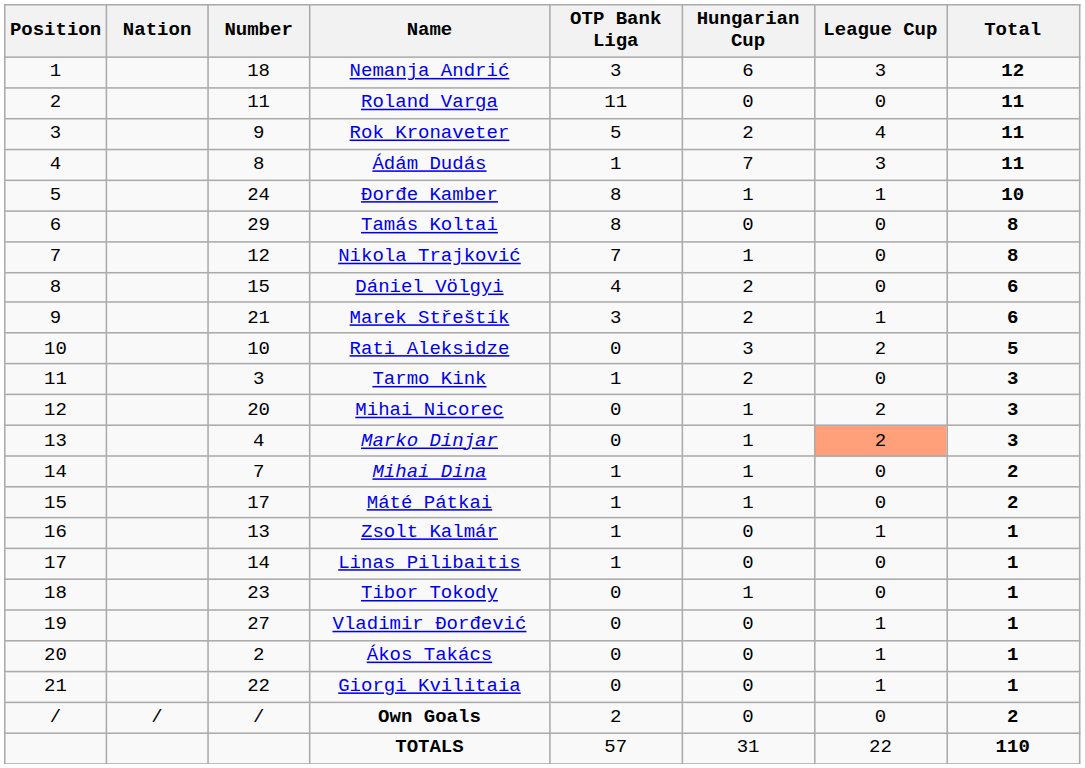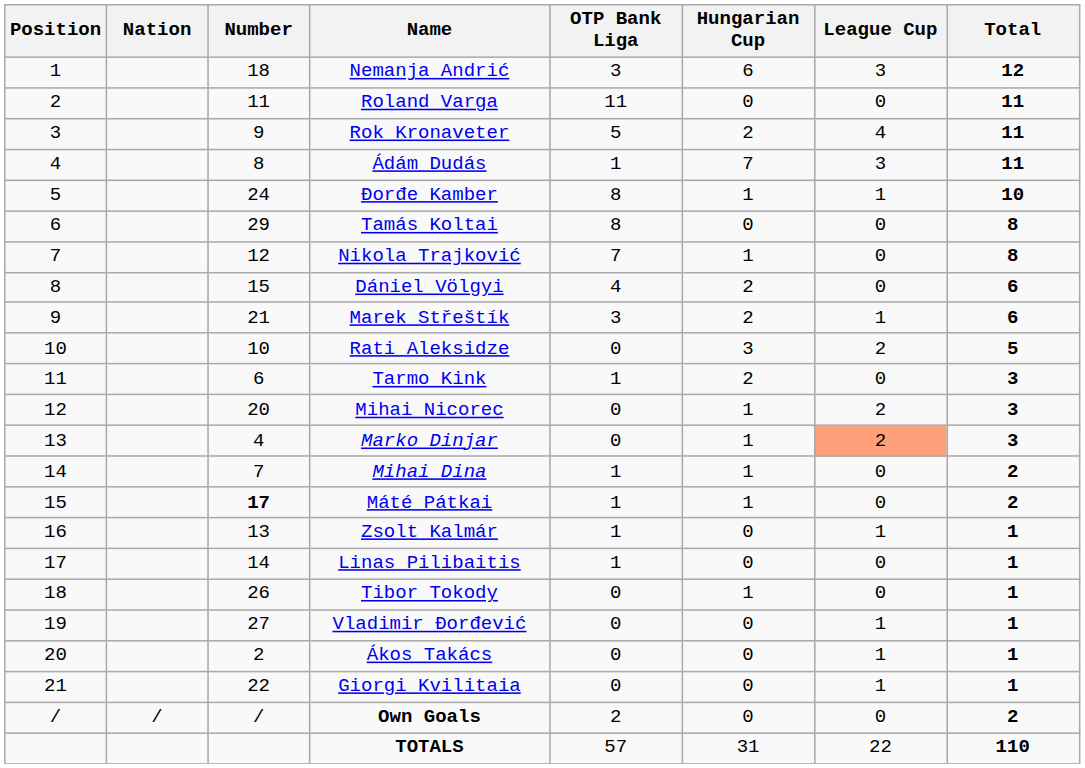(259, 380) 3 -> (259, 380) 6
(259, 503) normal -> (259, 503) bold
(259, 595) 23 -> (259, 595) 26
